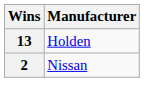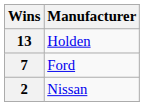+ row: (24, 65)
